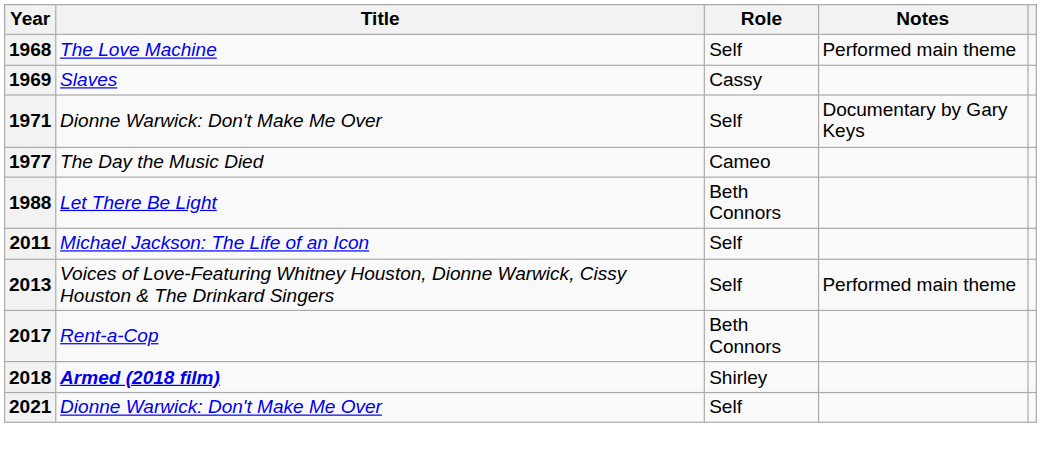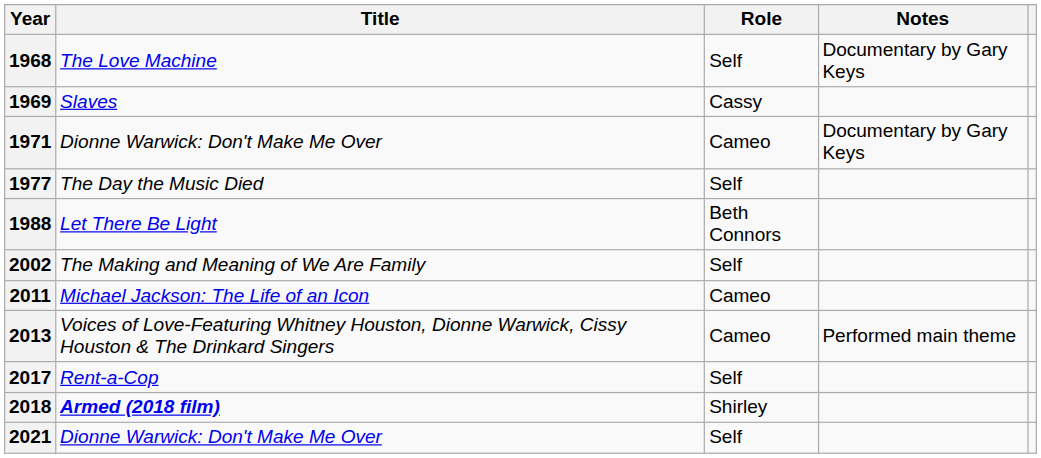(919, 49) Performed main theme -> (915, 60) Documentary by Gary Keys
(726, 120) Self -> (740, 142) Cameo
(740, 161) Cameo -> (726, 183) Self
+ row: (30, 265)
(726, 243) Self -> (740, 295) Cameo
(726, 284) Self -> (740, 336) Cameo
(745, 336) Beth Connors -> (726, 377) Self
